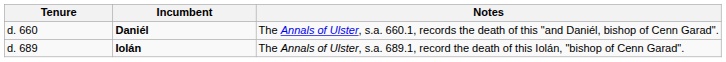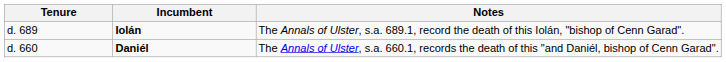rows swapped: (132, 30) <-> (128, 48)
